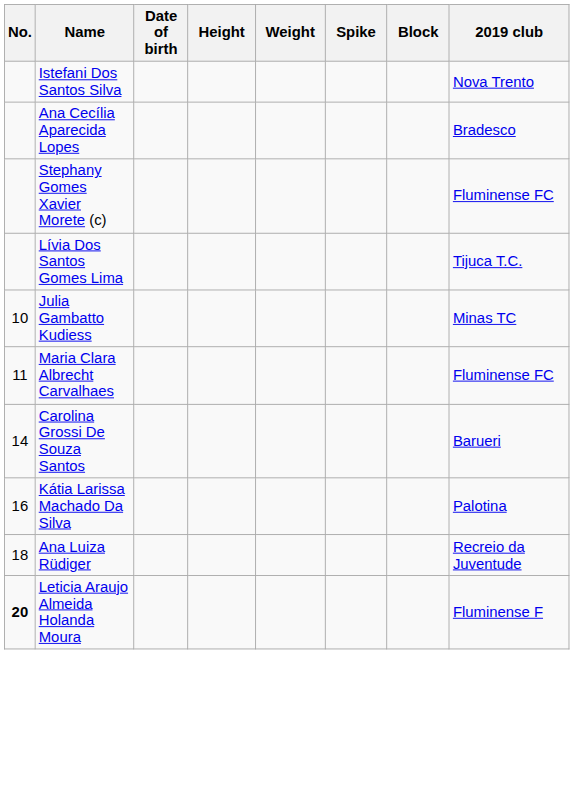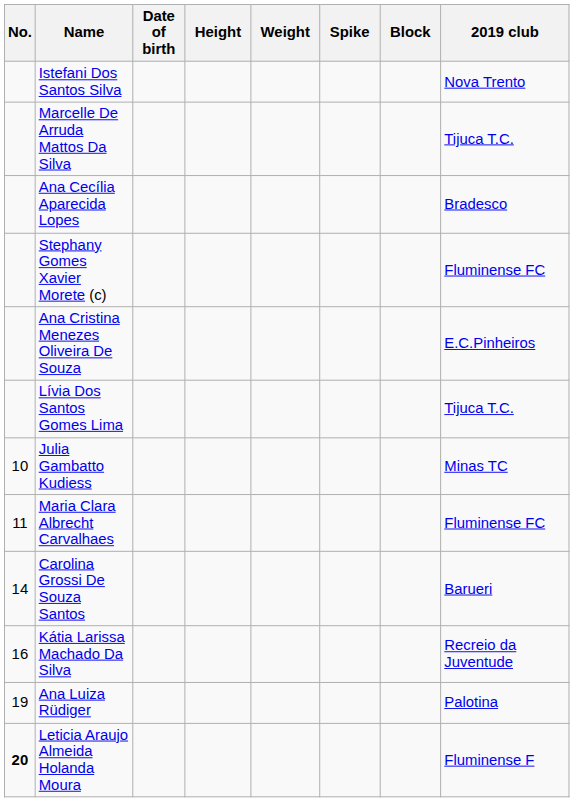+ row: (78, 138)
+ row: (79, 343)
(480, 506) Palotina -> (480, 654) Recreio da Juventude
(20, 555) 18 -> (20, 702) 19
(489, 555) Recreio da Juventude -> (471, 702) Palotina
